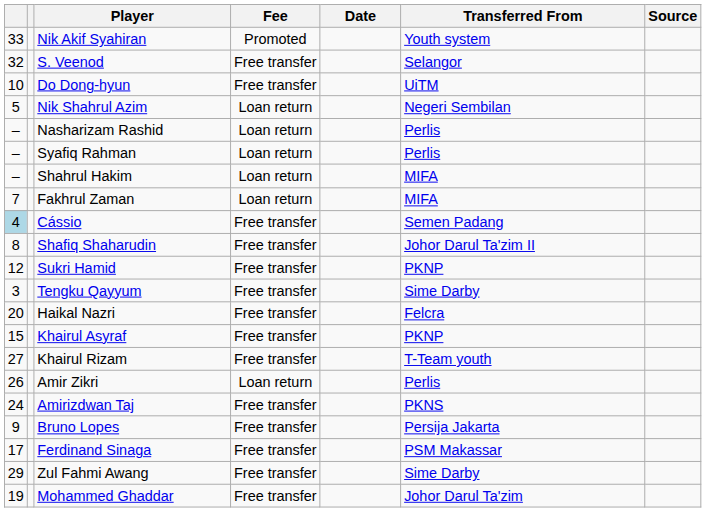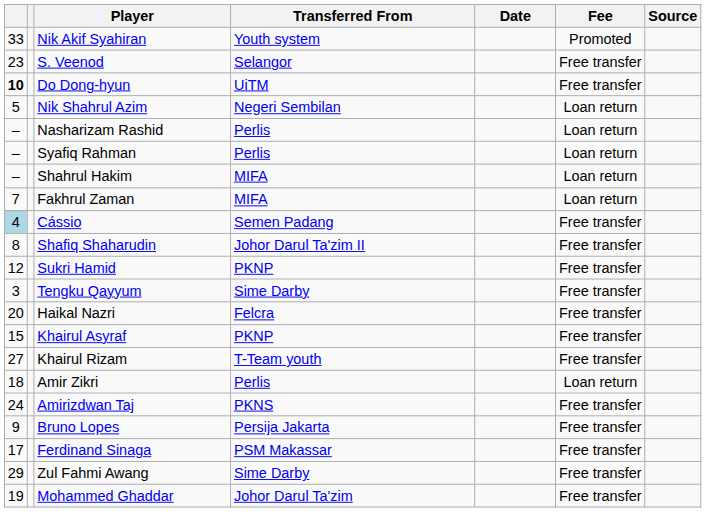columns swapped: (523, 16) <-> (275, 16)
(16, 62) 32 -> (16, 62) 23
(16, 85) normal -> (16, 85) bold
(16, 382) 26 -> (16, 382) 18
